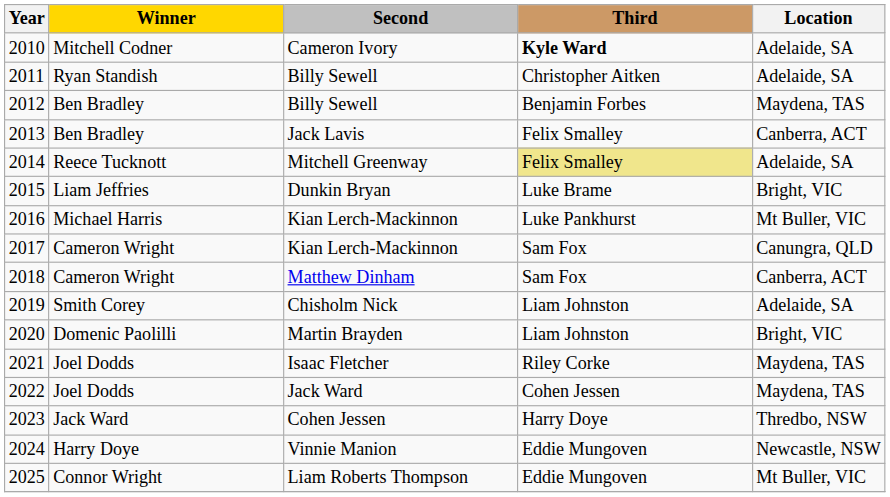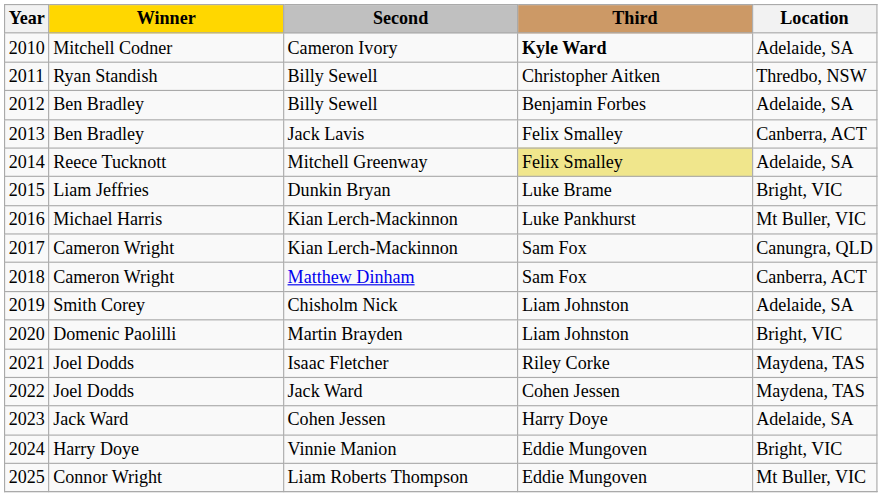(805, 76) Adelaide, SA -> (811, 76) Thredbo, NSW
(811, 104) Maydena, TAS -> (805, 104) Adelaide, SA
(811, 420) Thredbo, NSW -> (805, 420) Adelaide, SA
(818, 448) Newcastle, NSW -> (799, 448) Bright, VIC
